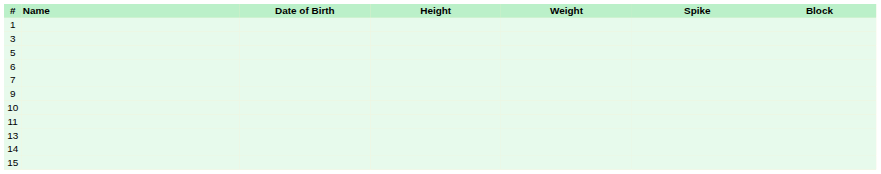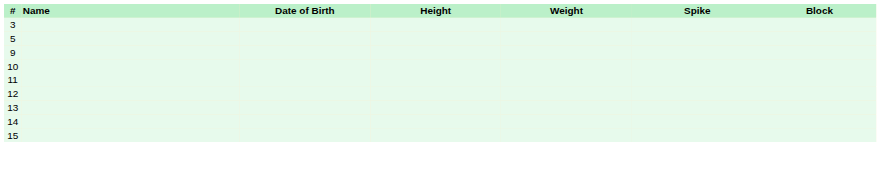- row: (13, 25)
- row: (13, 66)
- row: (13, 80)
+ row: (13, 94)
